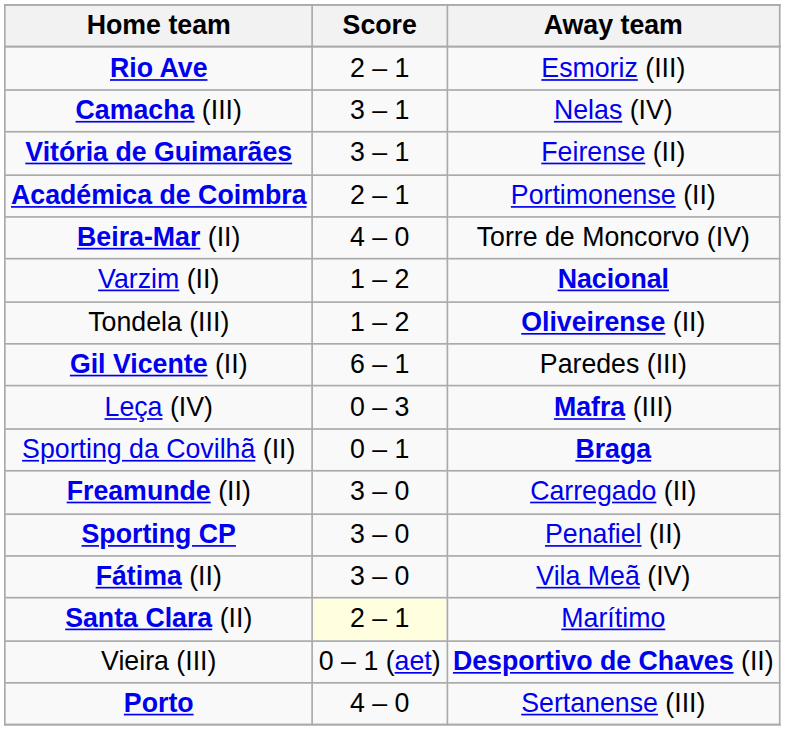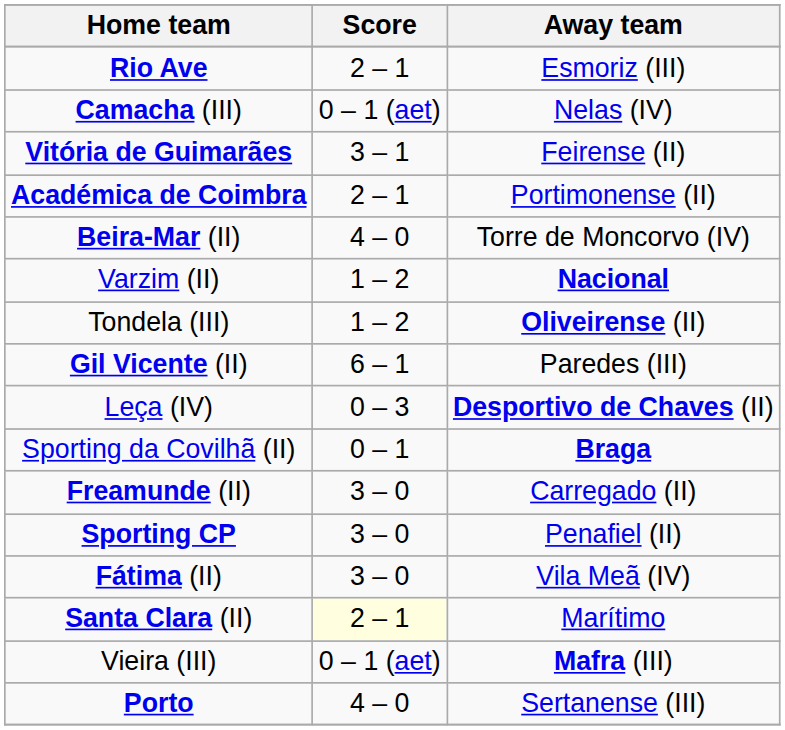(380, 110) 3 – 1 -> (380, 110) 0 – 1 (aet)
(613, 407) Mafra (III) -> (613, 407) Desportivo de Chaves (II)
(613, 661) Desportivo de Chaves (II) -> (613, 661) Mafra (III)
